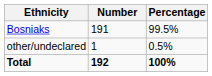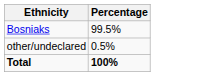- column: (117, 12)
